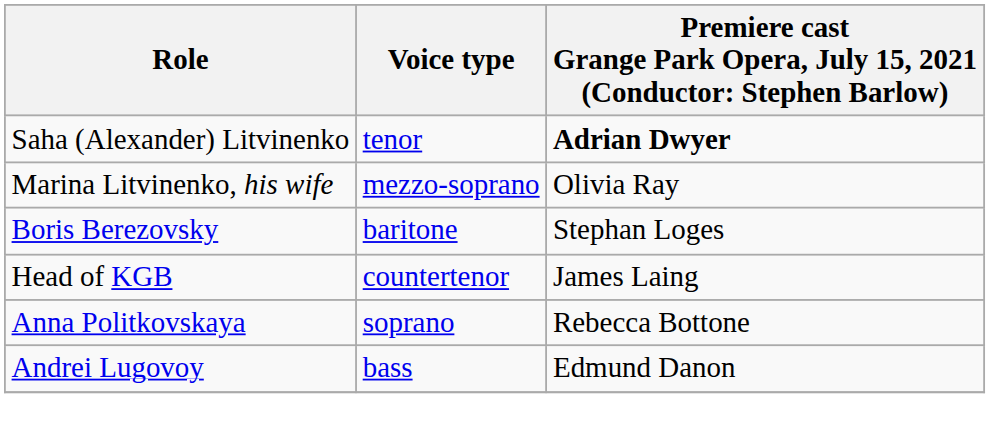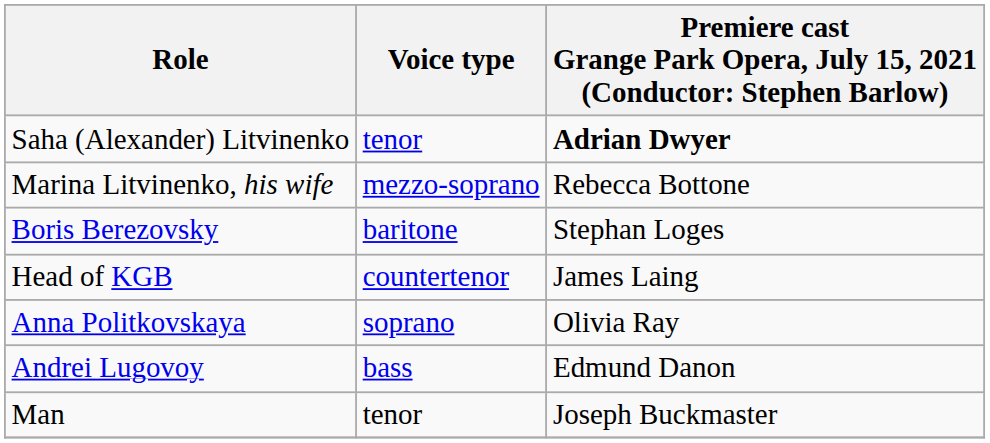(616, 184) Olivia Ray -> (651, 184) Rebecca Bottone
(651, 322) Rebecca Bottone -> (616, 322) Olivia Ray
+ row: (38, 414)
